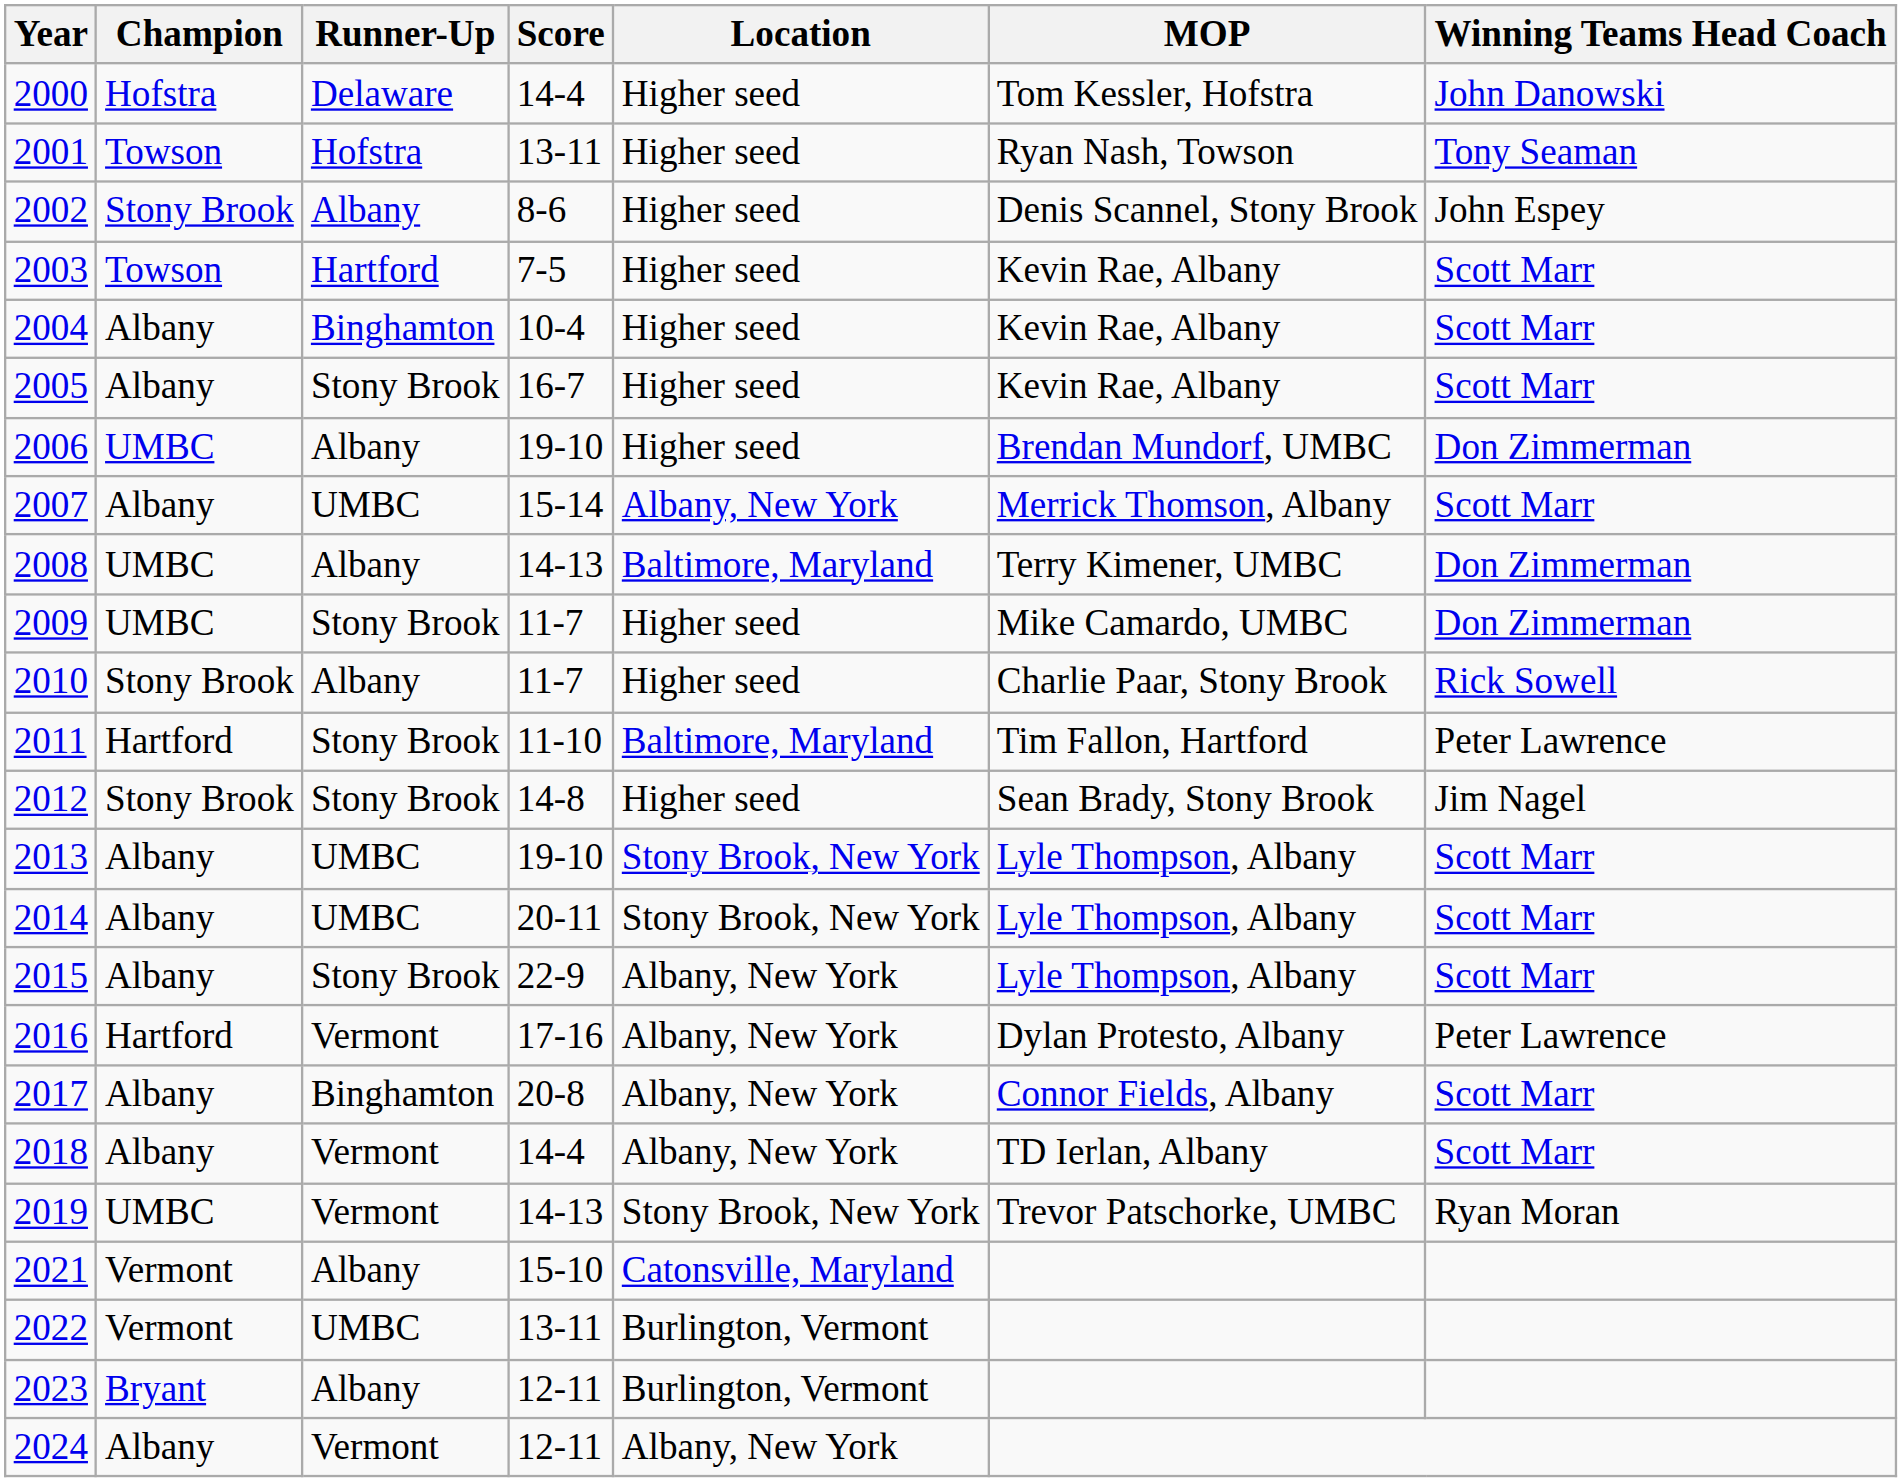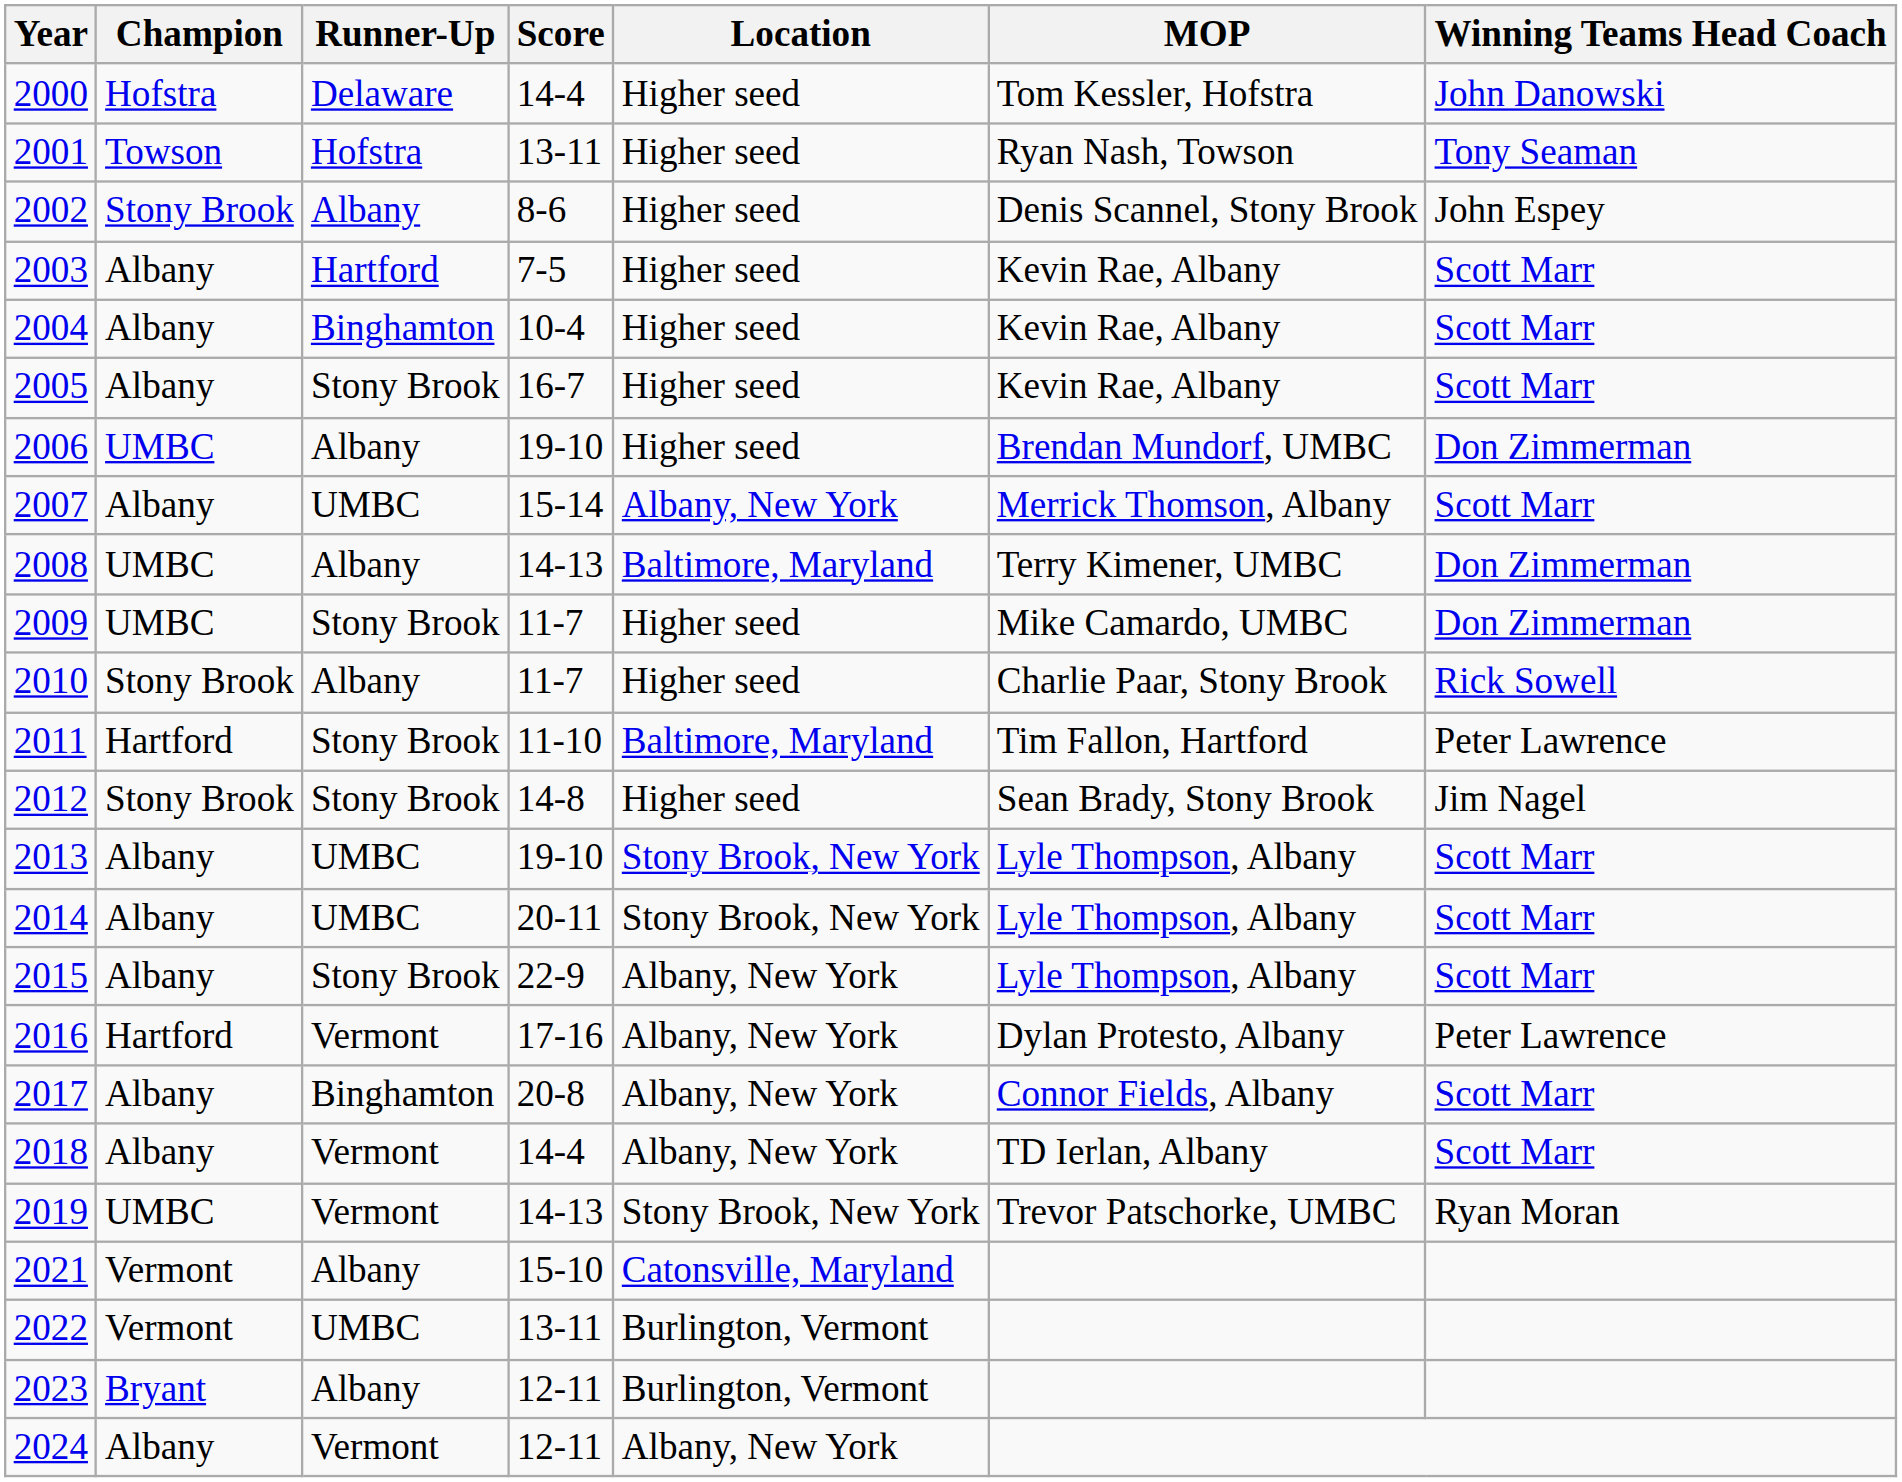(164, 269) Towson -> (160, 269) Albany
